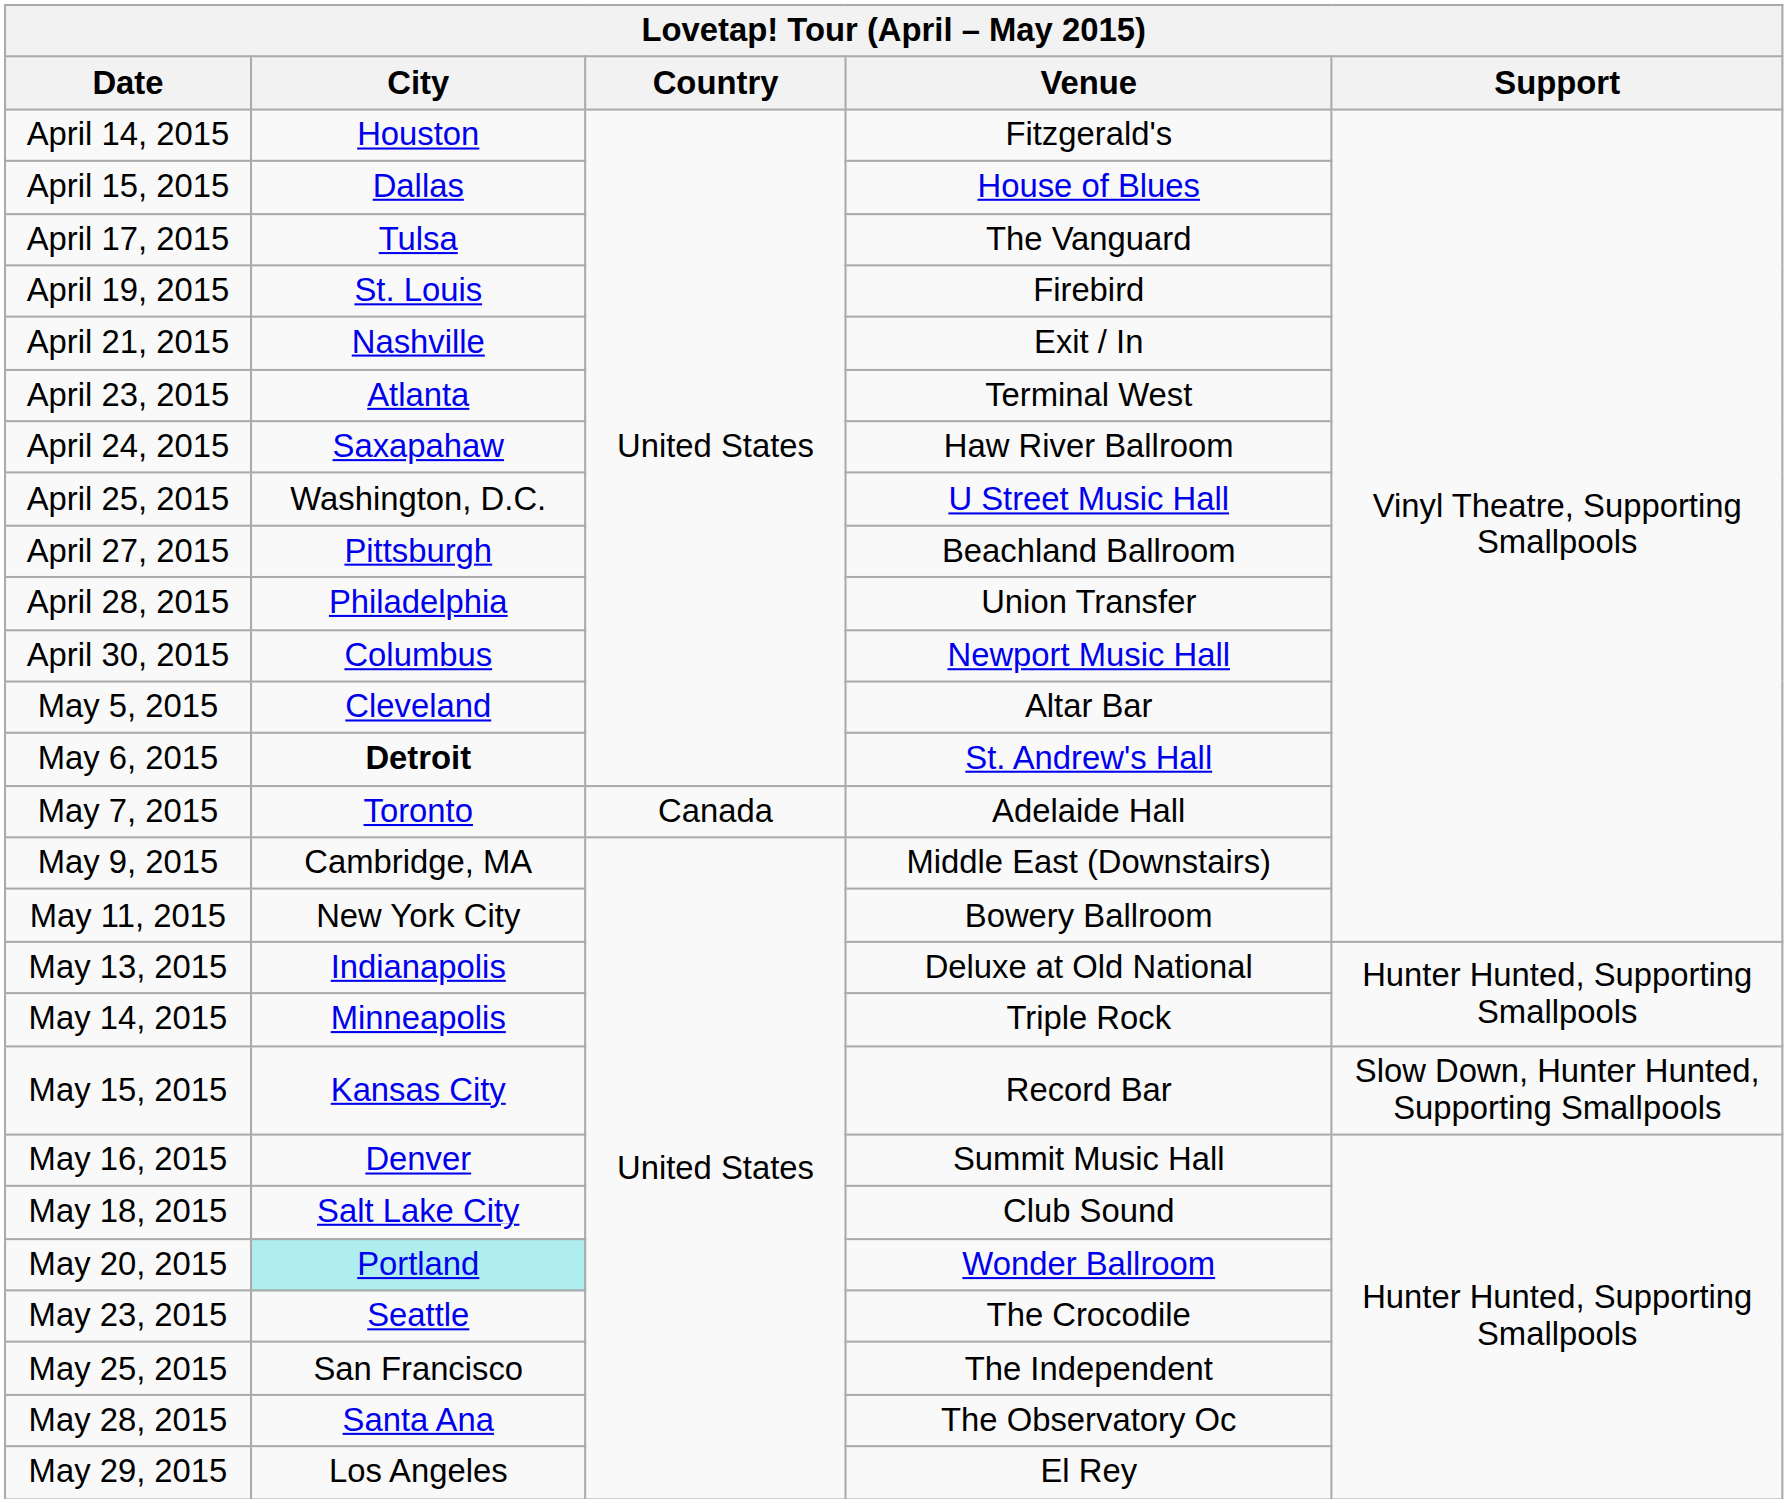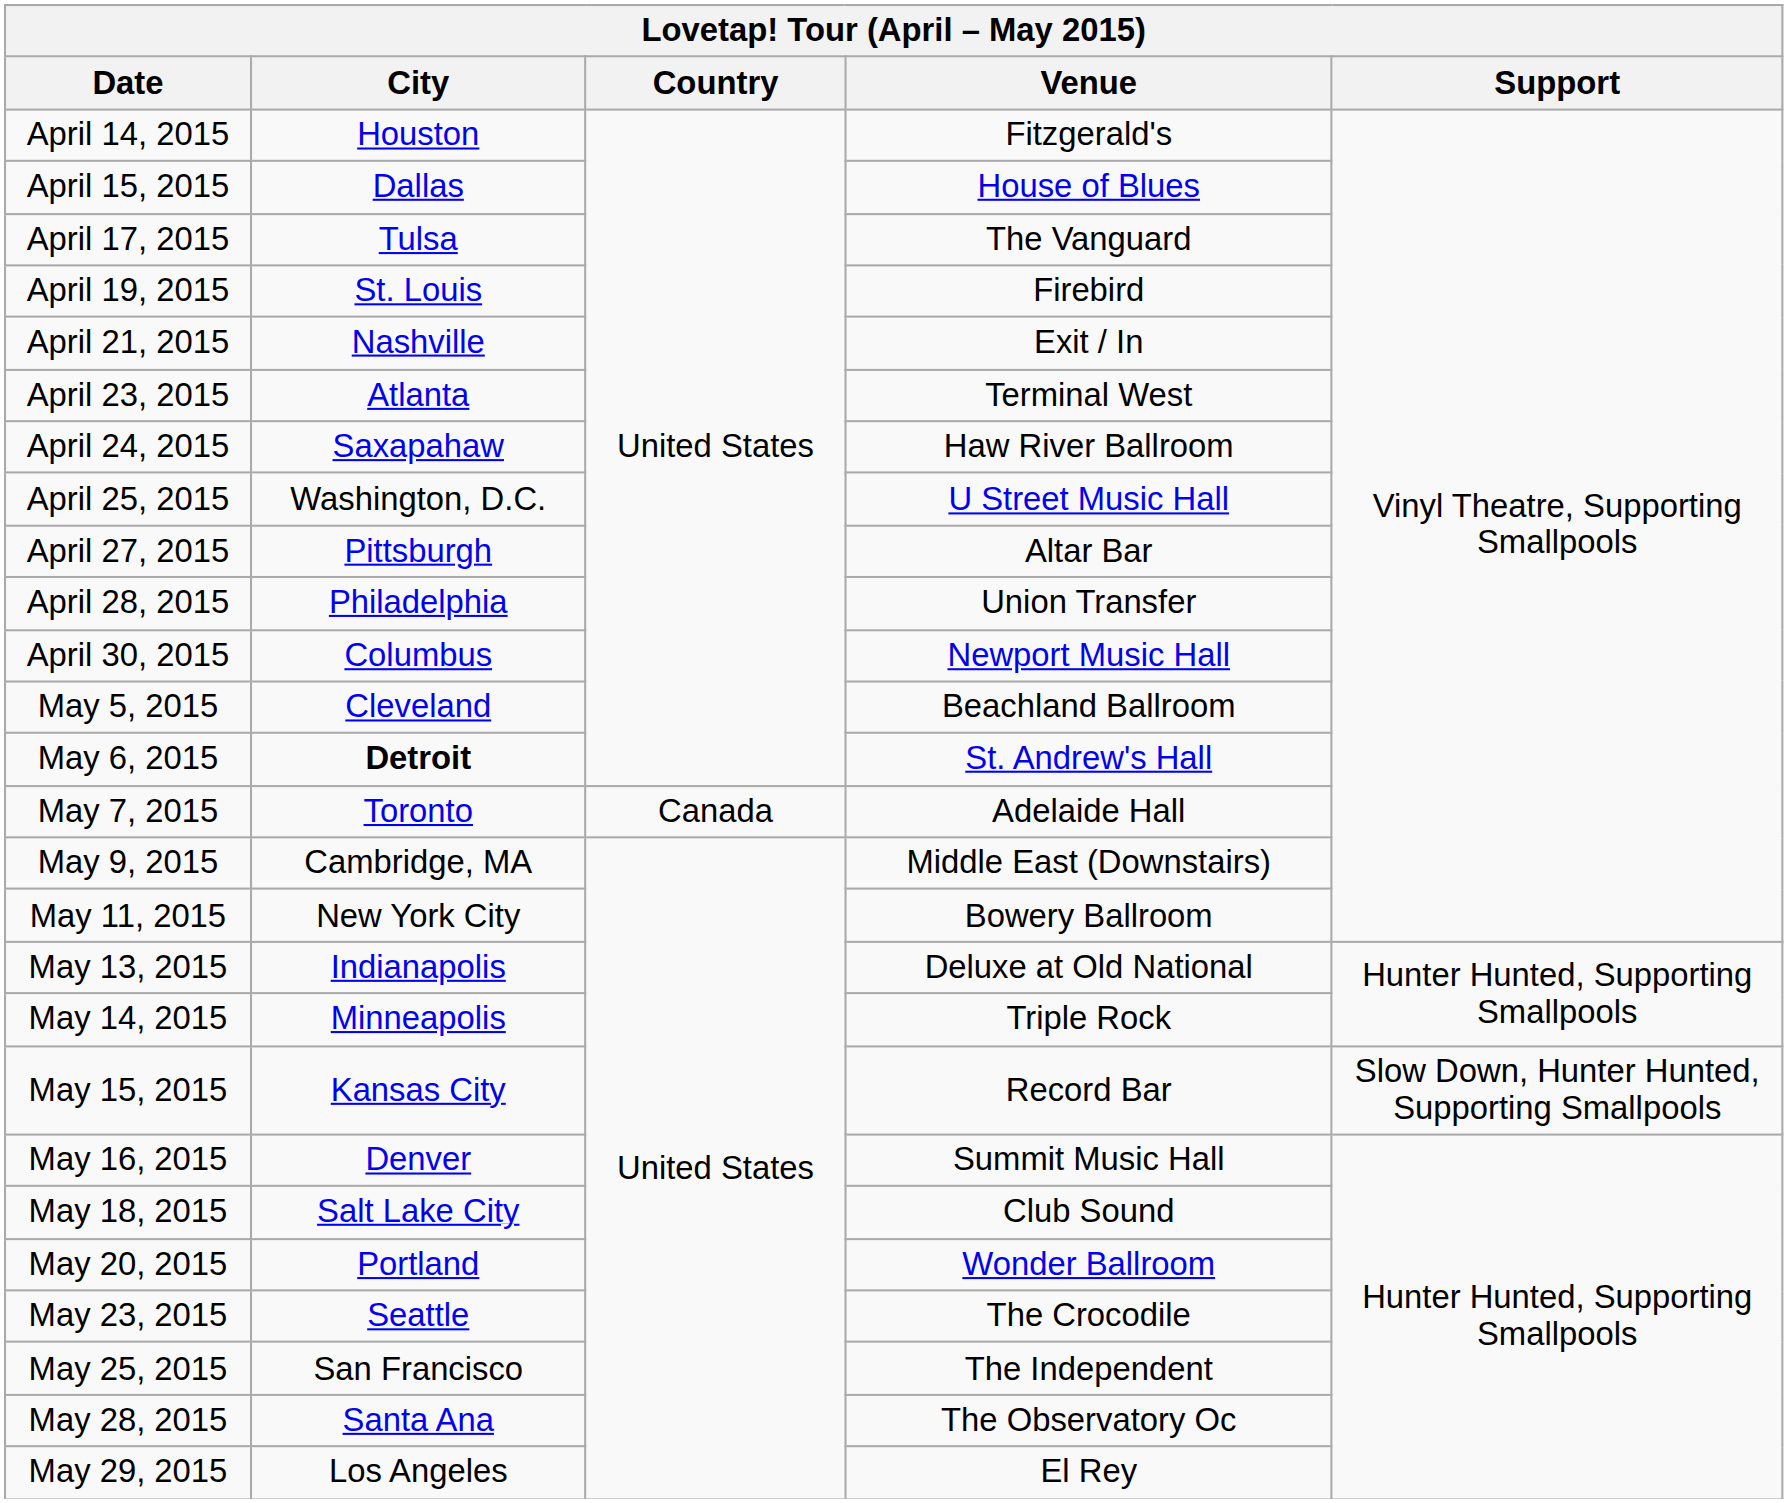(1089, 550) Beachland Ballroom -> (1089, 550) Altar Bar
(1089, 706) Altar Bar -> (1089, 706) Beachland Ballroom
(418, 1263) paleturquoise background -> (418, 1263) no background
